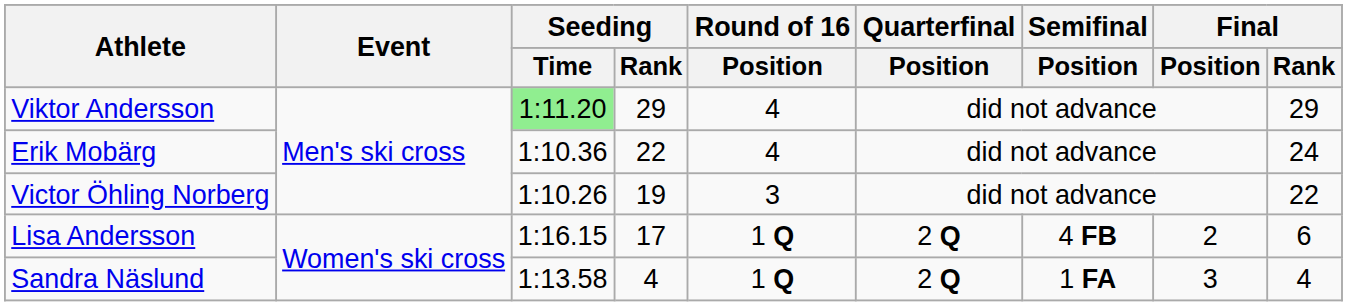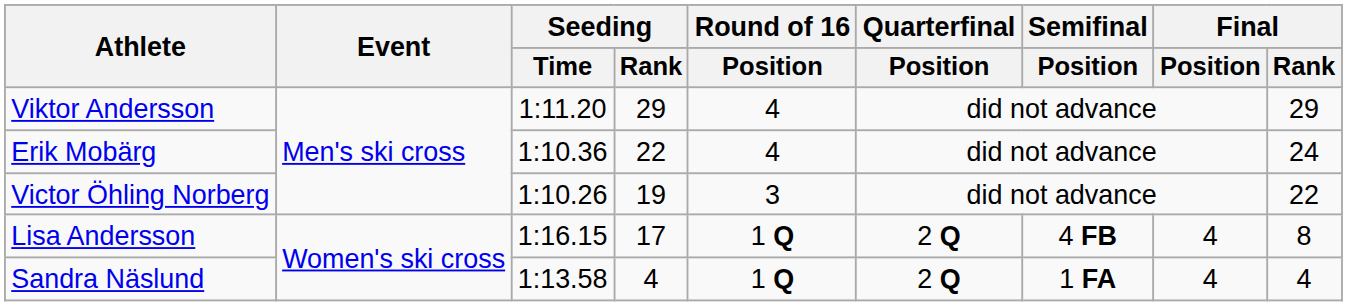(563, 109) lightgreen background -> (563, 109) no background
(1210, 237) 2 -> (1210, 237) 4
(1304, 237) 6 -> (1304, 237) 8
(1210, 279) 3 -> (1210, 279) 4
